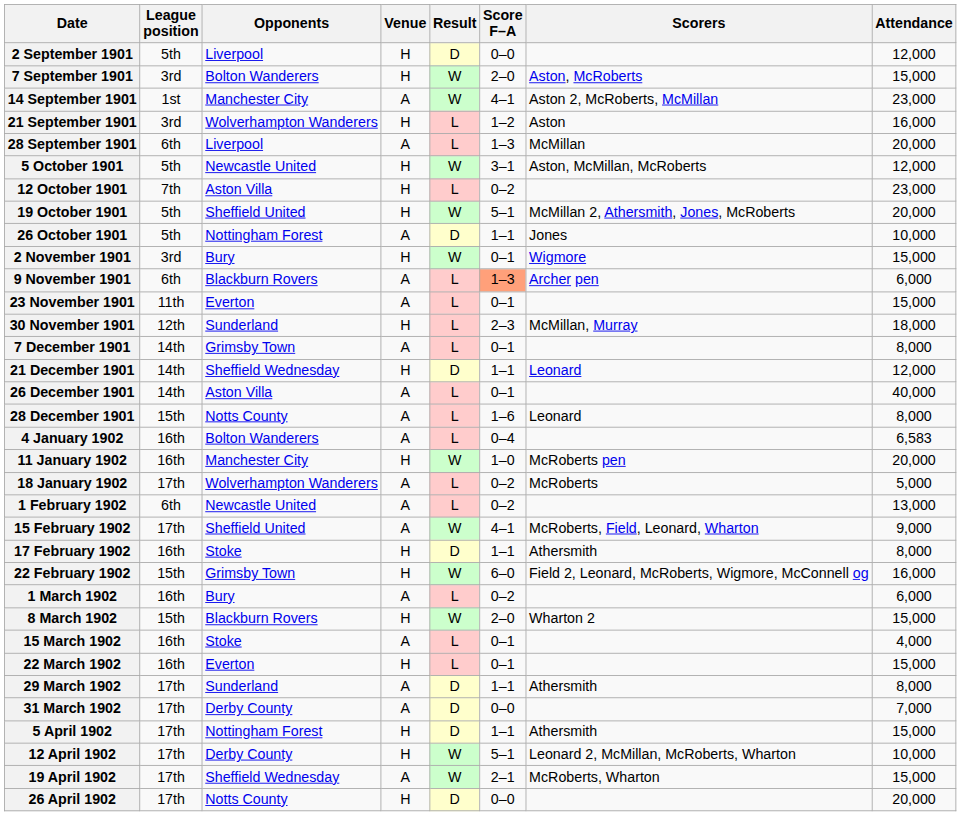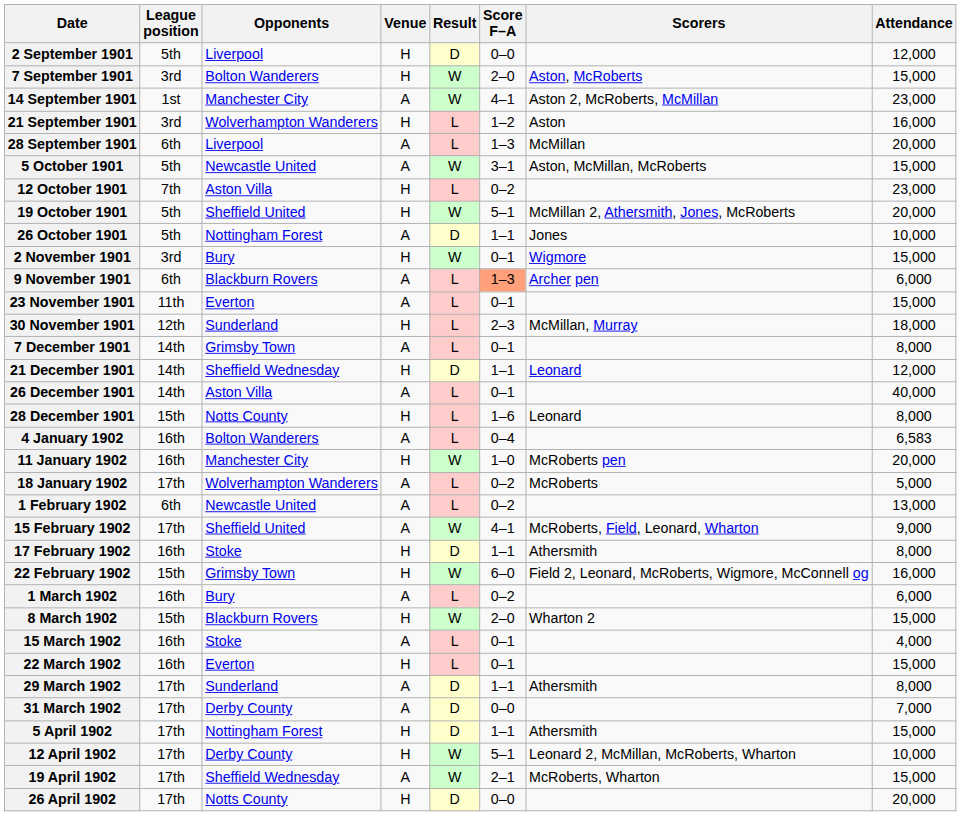(405, 167) H -> (405, 167) A
(914, 167) 12,000 -> (914, 167) 15,000
(405, 415) A -> (405, 415) H
